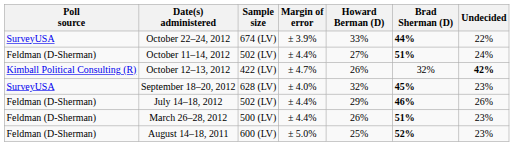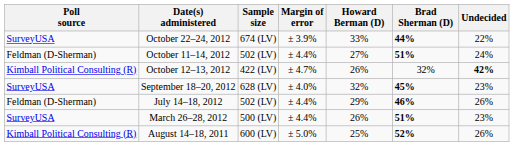(51, 117) Feldman (D-Sherman) -> (31, 117) SurveyUSA
(51, 133) Feldman (D-Sherman) -> (71, 133) Kimball Political Consulting (R)
(484, 133) 23% -> (484, 133) 26%
